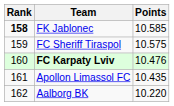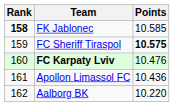(151, 45) normal -> (151, 45) bold
(151, 77) 10.435 -> (151, 77) 10.436
